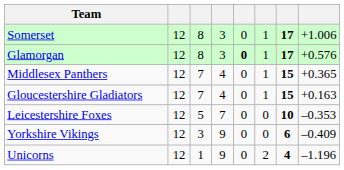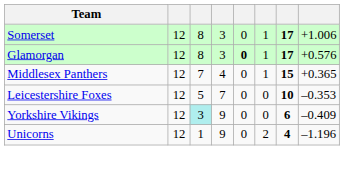- row: (75, 94)
(201, 134) no background -> (201, 114) paleturquoise background
